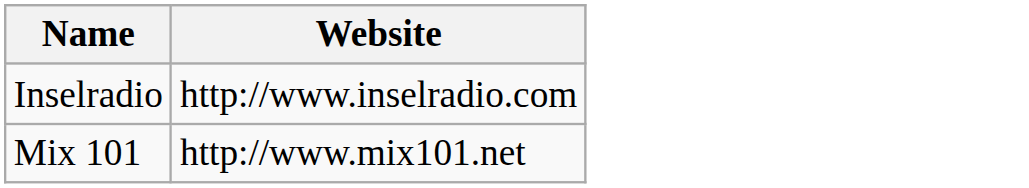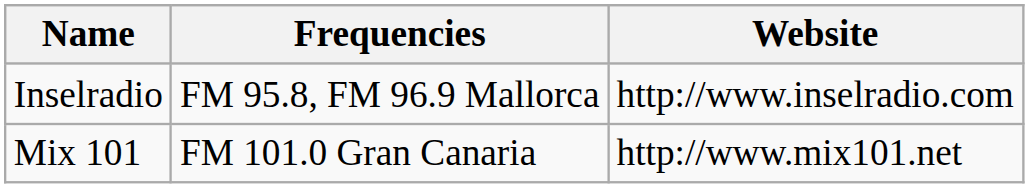+ column: (390, 34)
